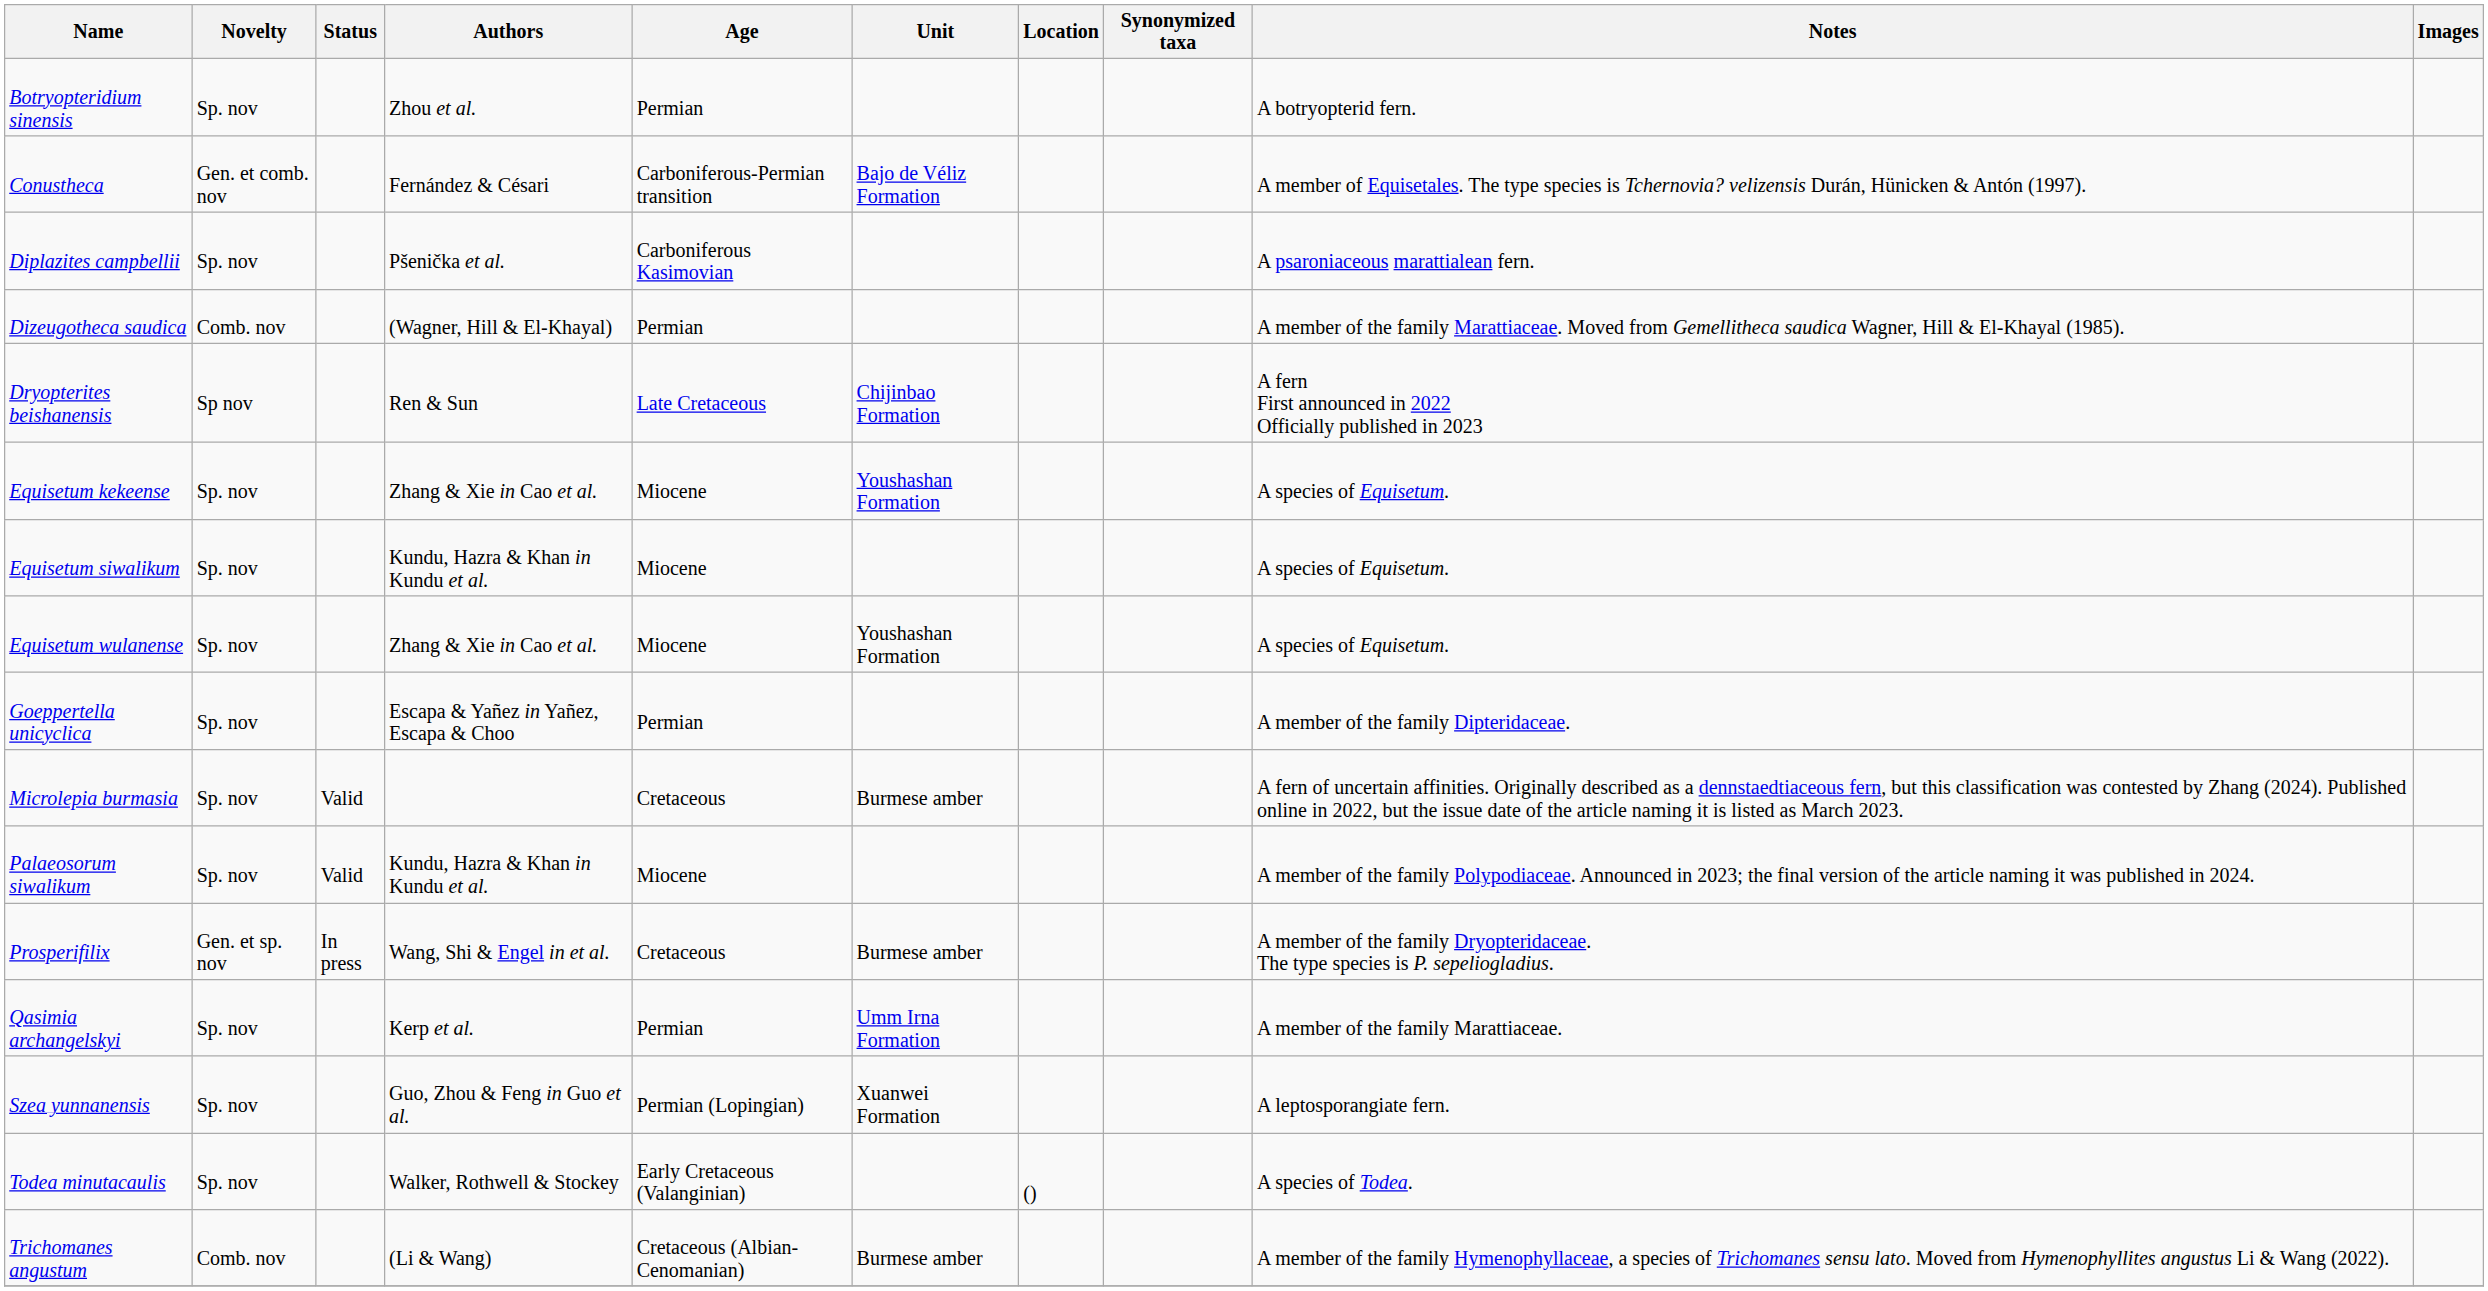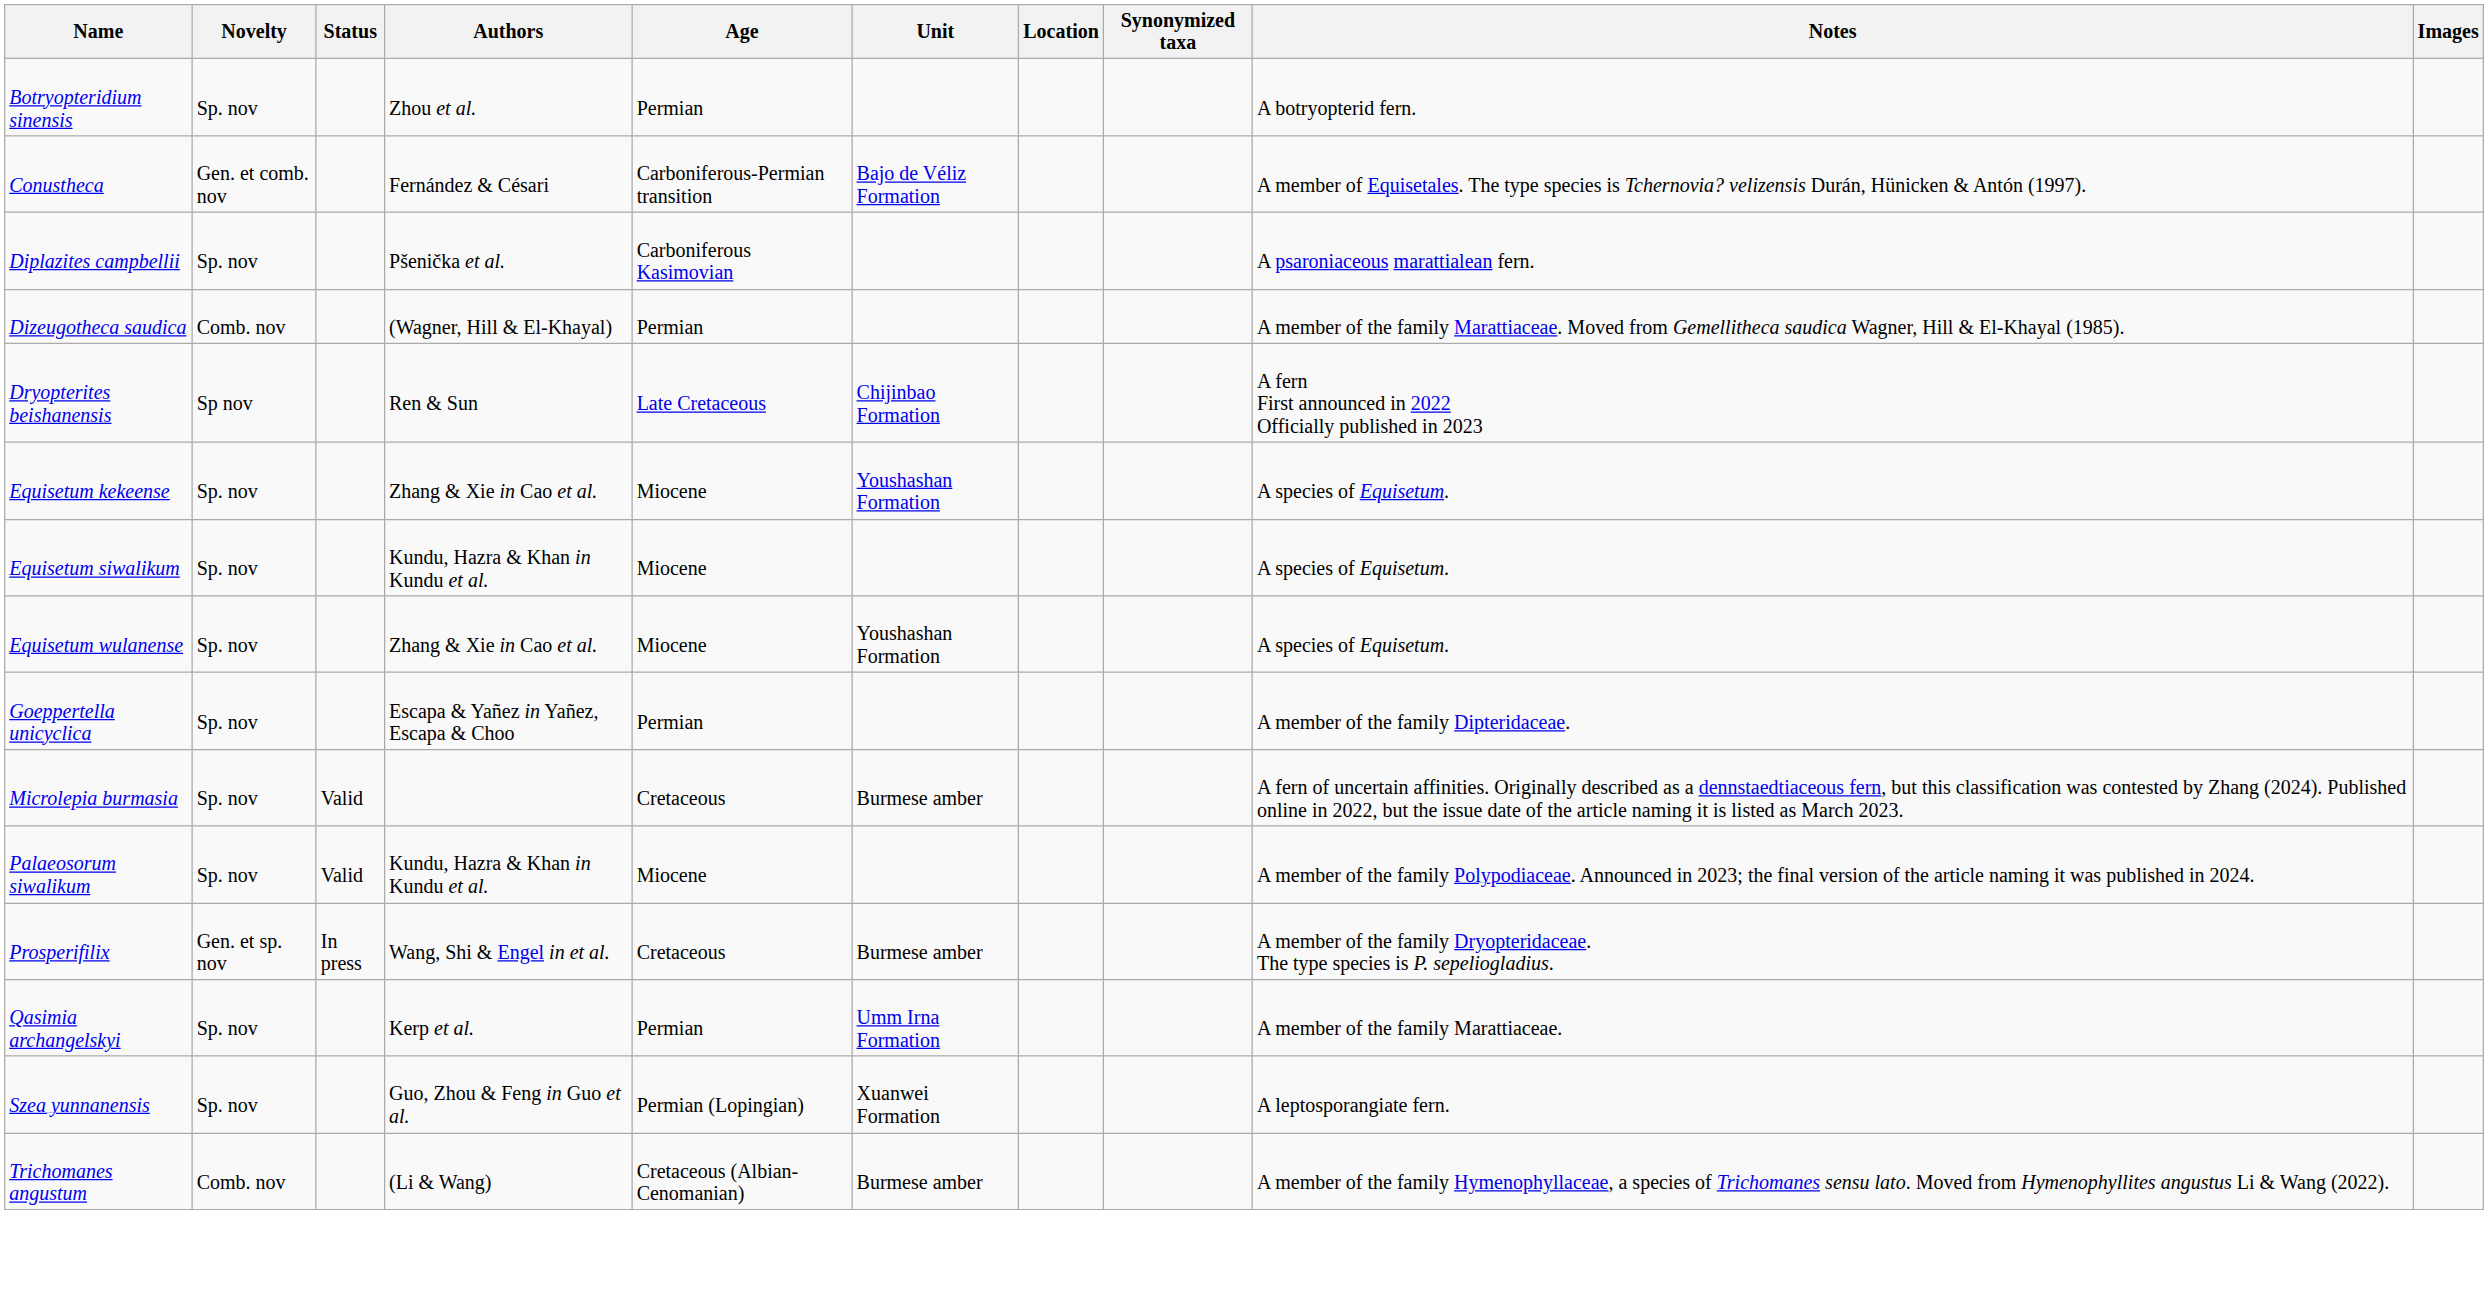- row: (87, 1182)
